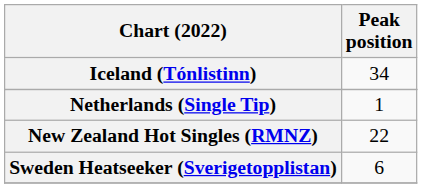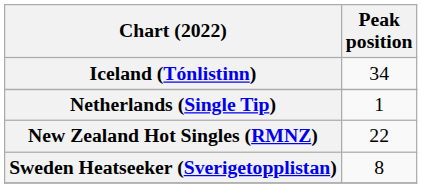(379, 167) 6 -> (379, 167) 8
